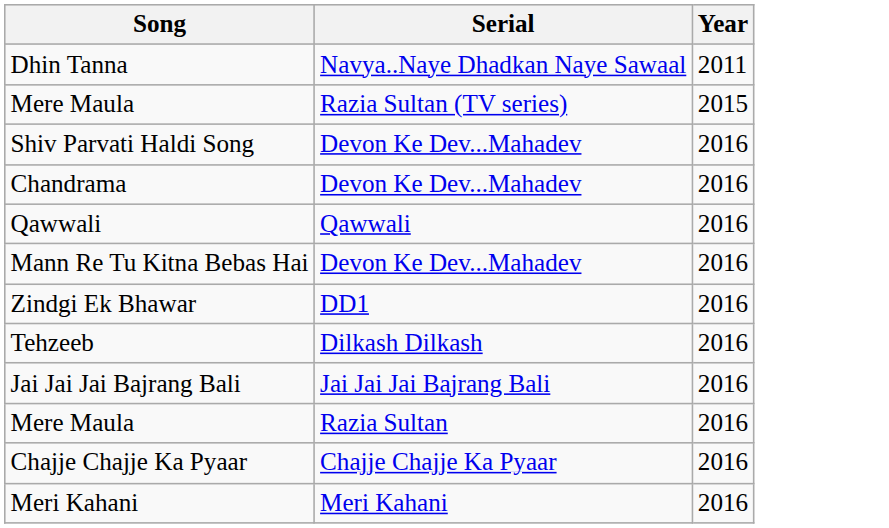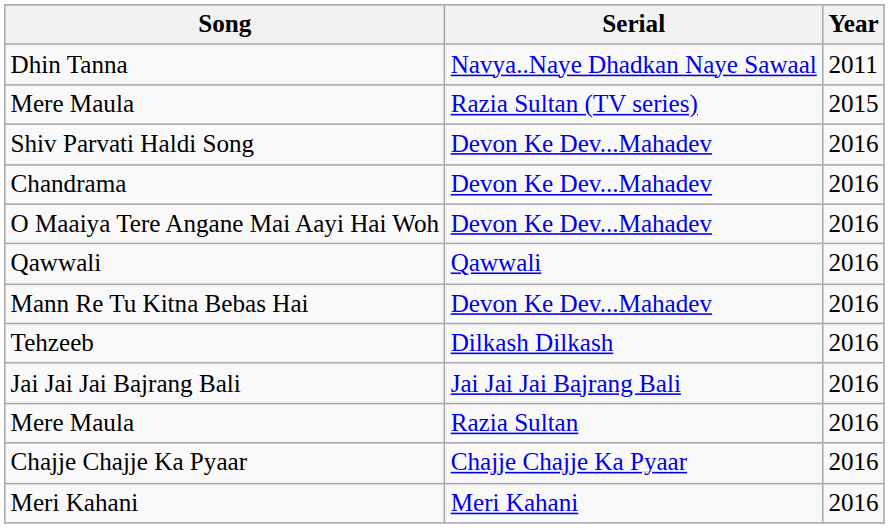+ row: (225, 223)
- row: (103, 303)
